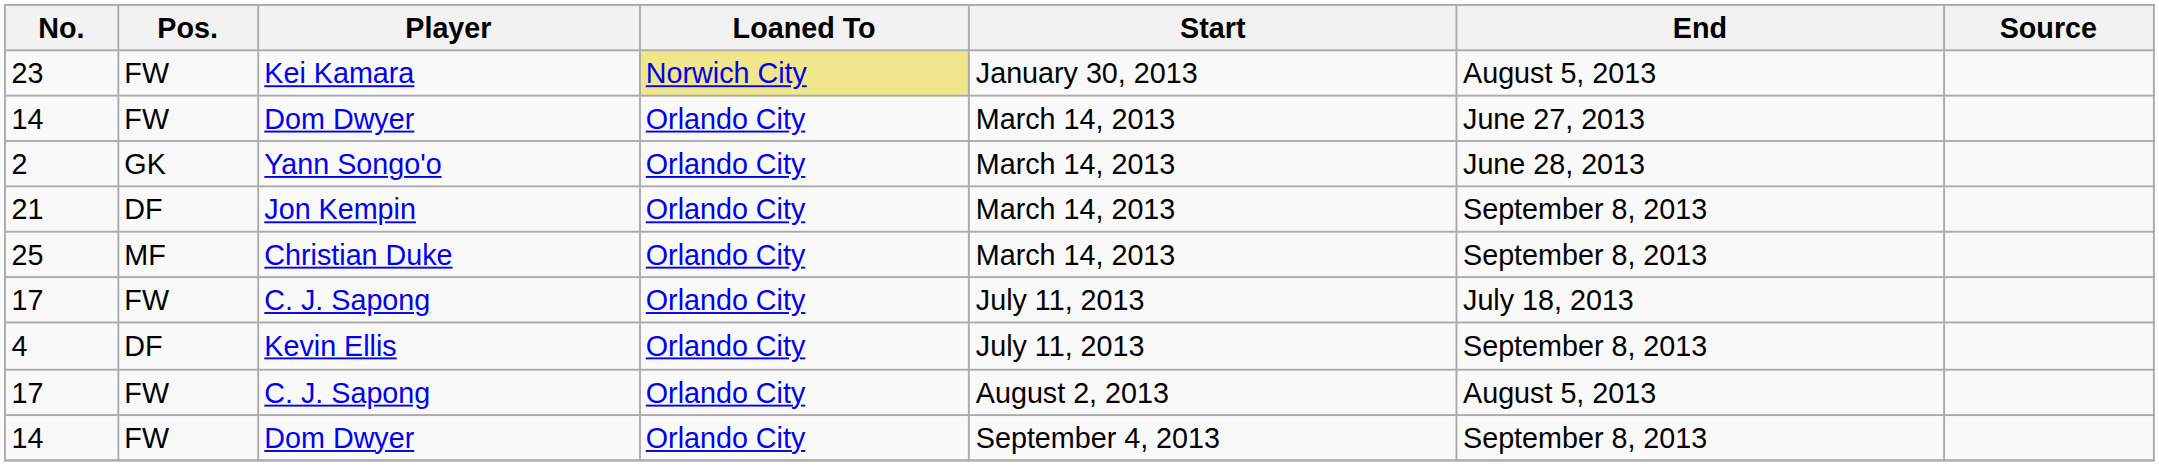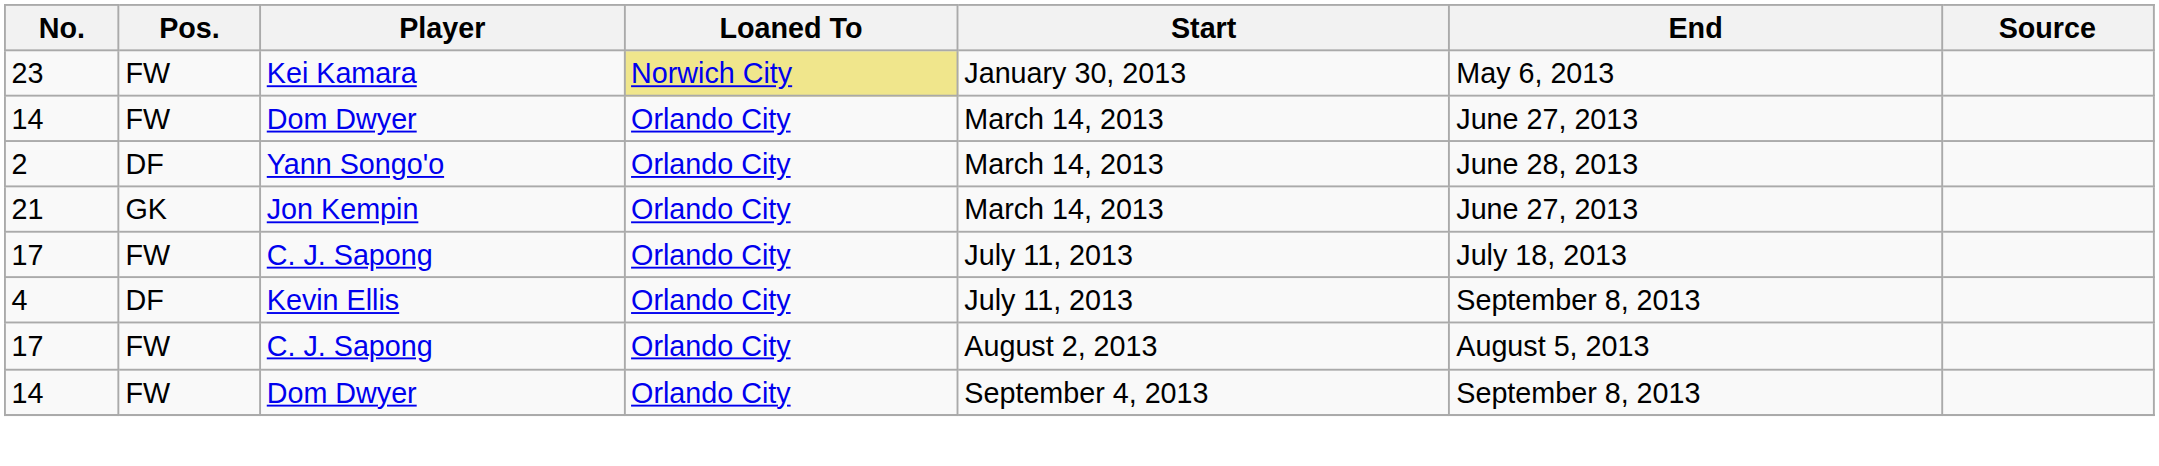(1560, 73) August 5, 2013 -> (1535, 73) May 6, 2013
(145, 164) GK -> (145, 164) DF
(144, 210) DF -> (146, 210) GK
(1585, 210) September 8, 2013 -> (1547, 210) June 27, 2013
- row: (28, 255)
